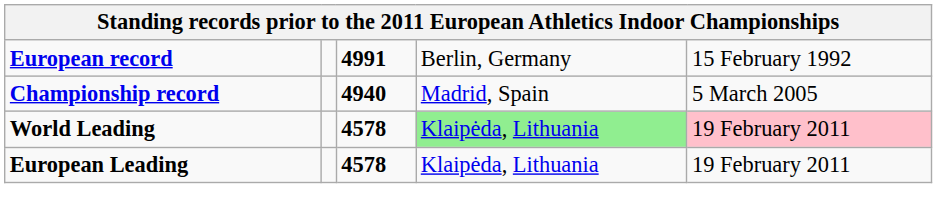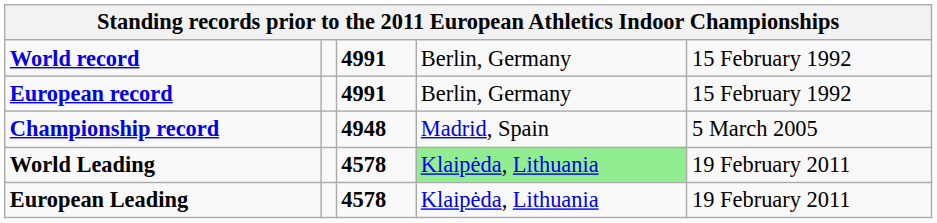+ row: (75, 57)
(364, 93) 4940 -> (364, 128) 4948
(771, 128) pink background -> (771, 164) no background
